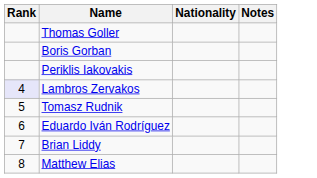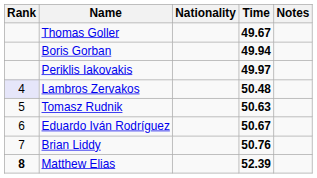+ column: (256, 13)
(22, 164) normal -> (22, 164) bold
